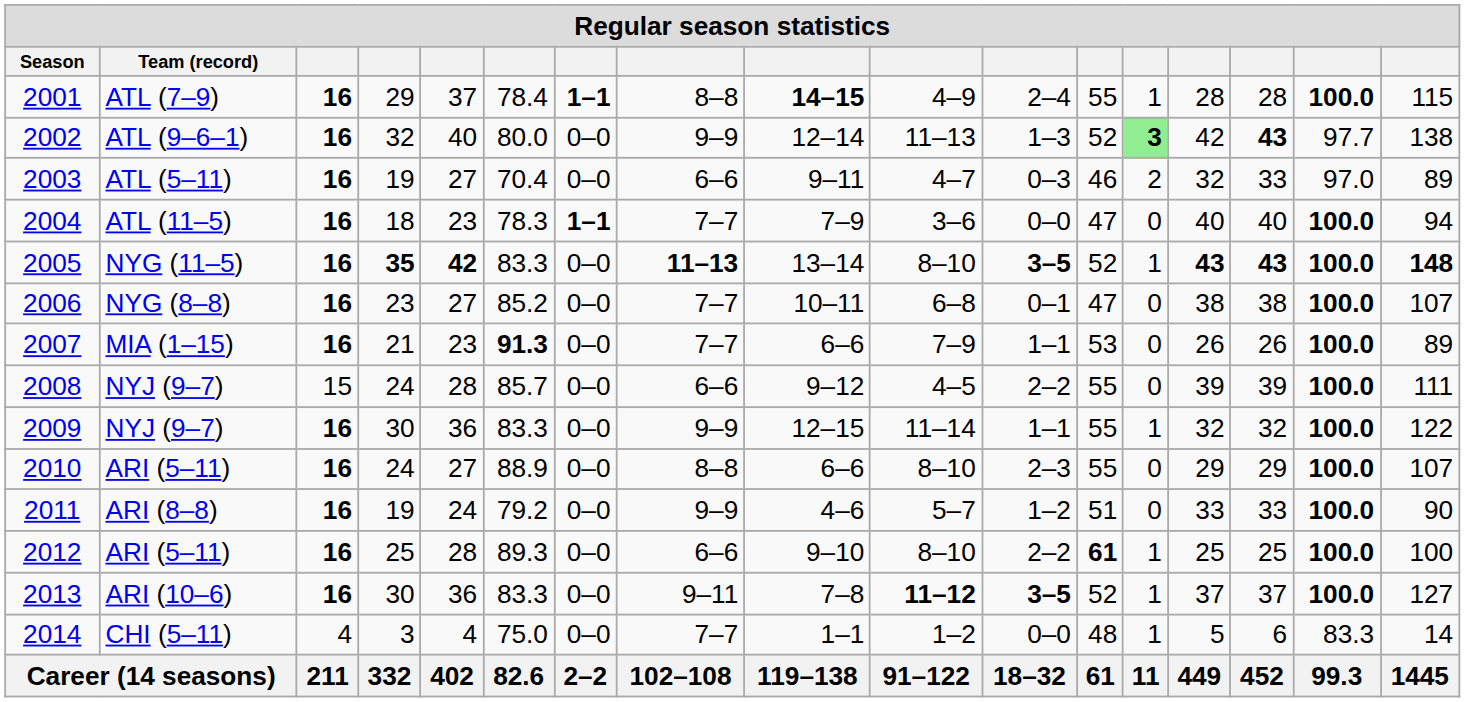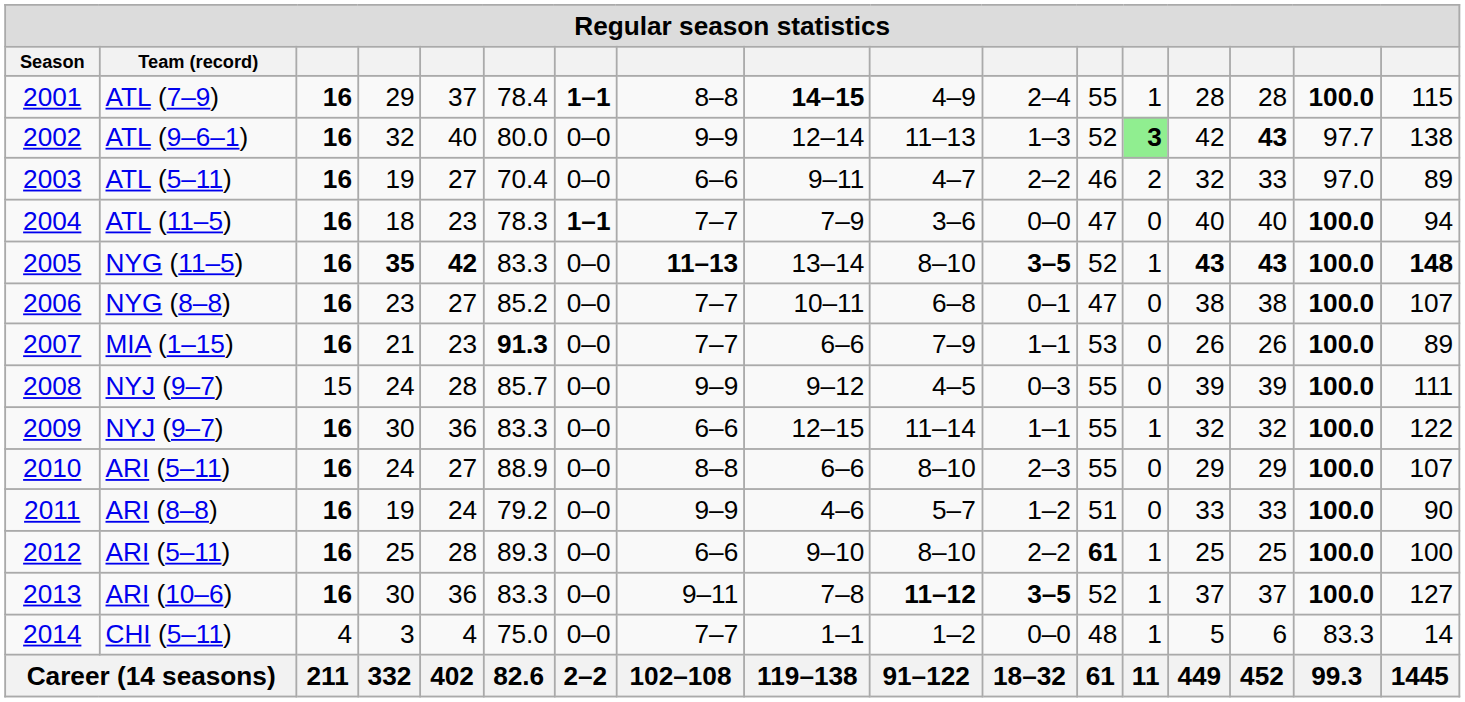(1049, 179) 0–3 -> (1049, 179) 2–2
(716, 386) 6–6 -> (716, 386) 9–9
(1049, 386) 2–2 -> (1049, 386) 0–3
(716, 427) 9–9 -> (716, 427) 6–6
